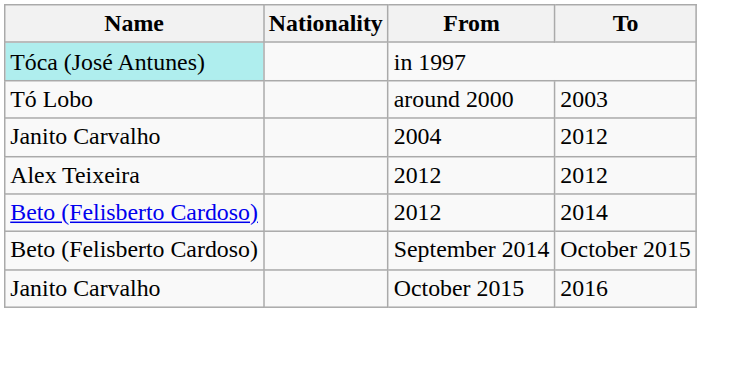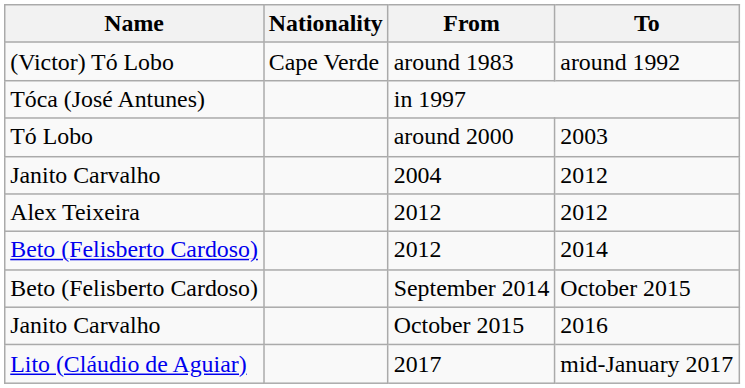+ row: (454, 61)
(108, 61) paleturquoise background -> (108, 99) no background
+ row: (418, 363)
